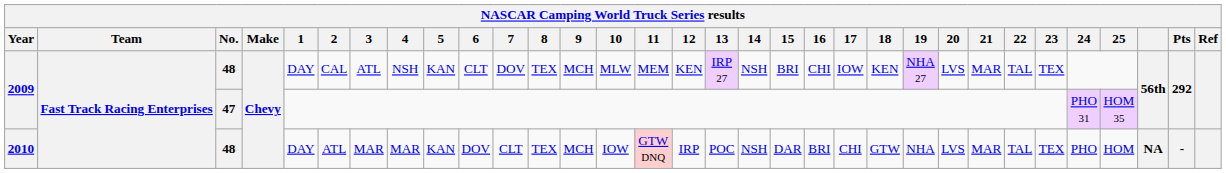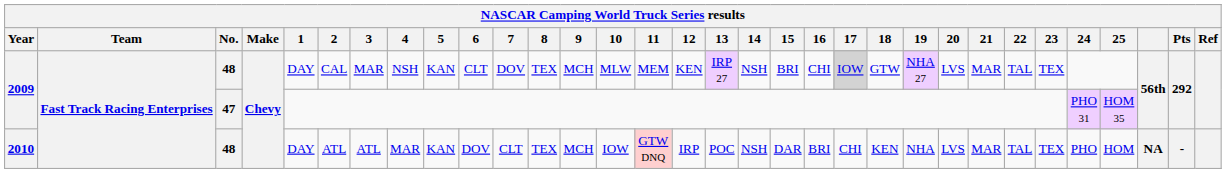(369, 69) ATL -> (369, 69) MAR
(850, 69) no background -> (850, 69) lightgrey background
(885, 69) KEN -> (885, 69) GTW
(369, 148) MAR -> (369, 148) ATL
(885, 148) GTW -> (885, 148) KEN
